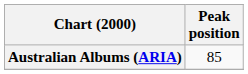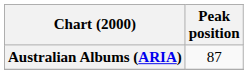(214, 57) 85 -> (214, 57) 87
